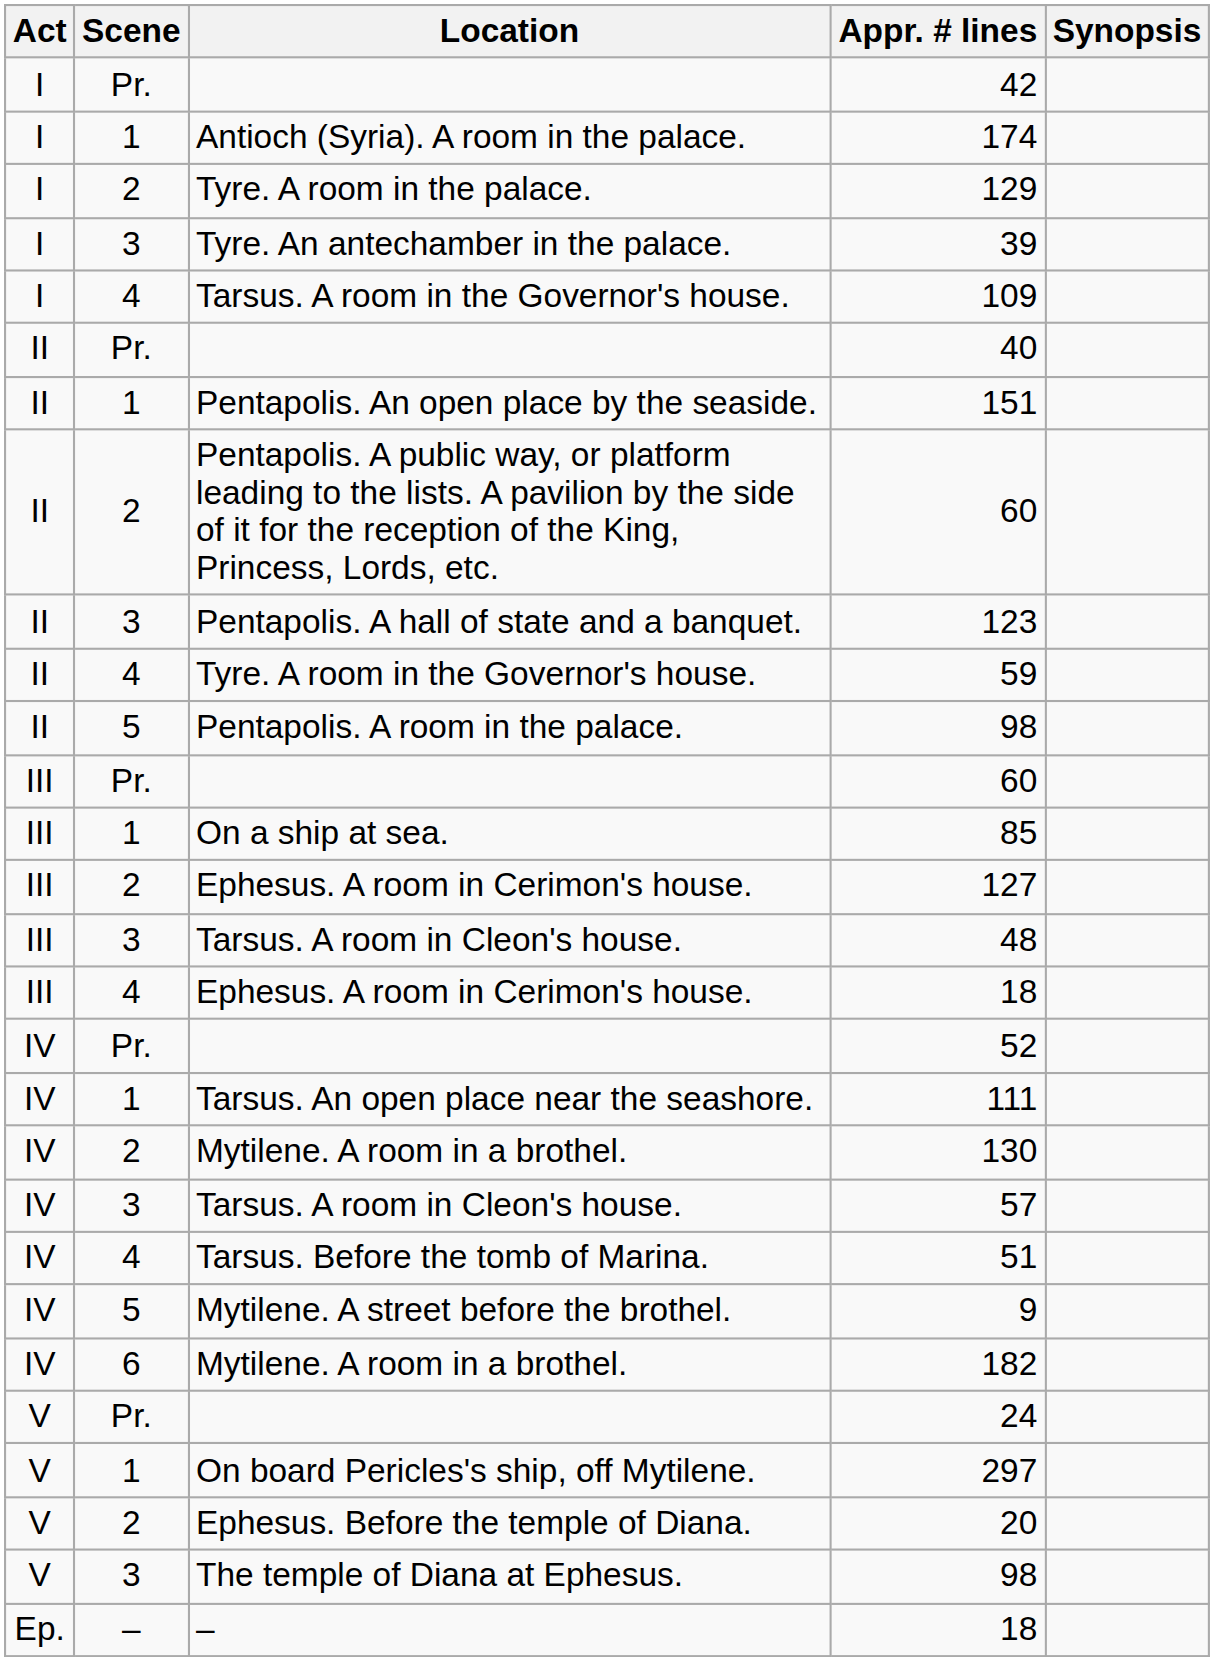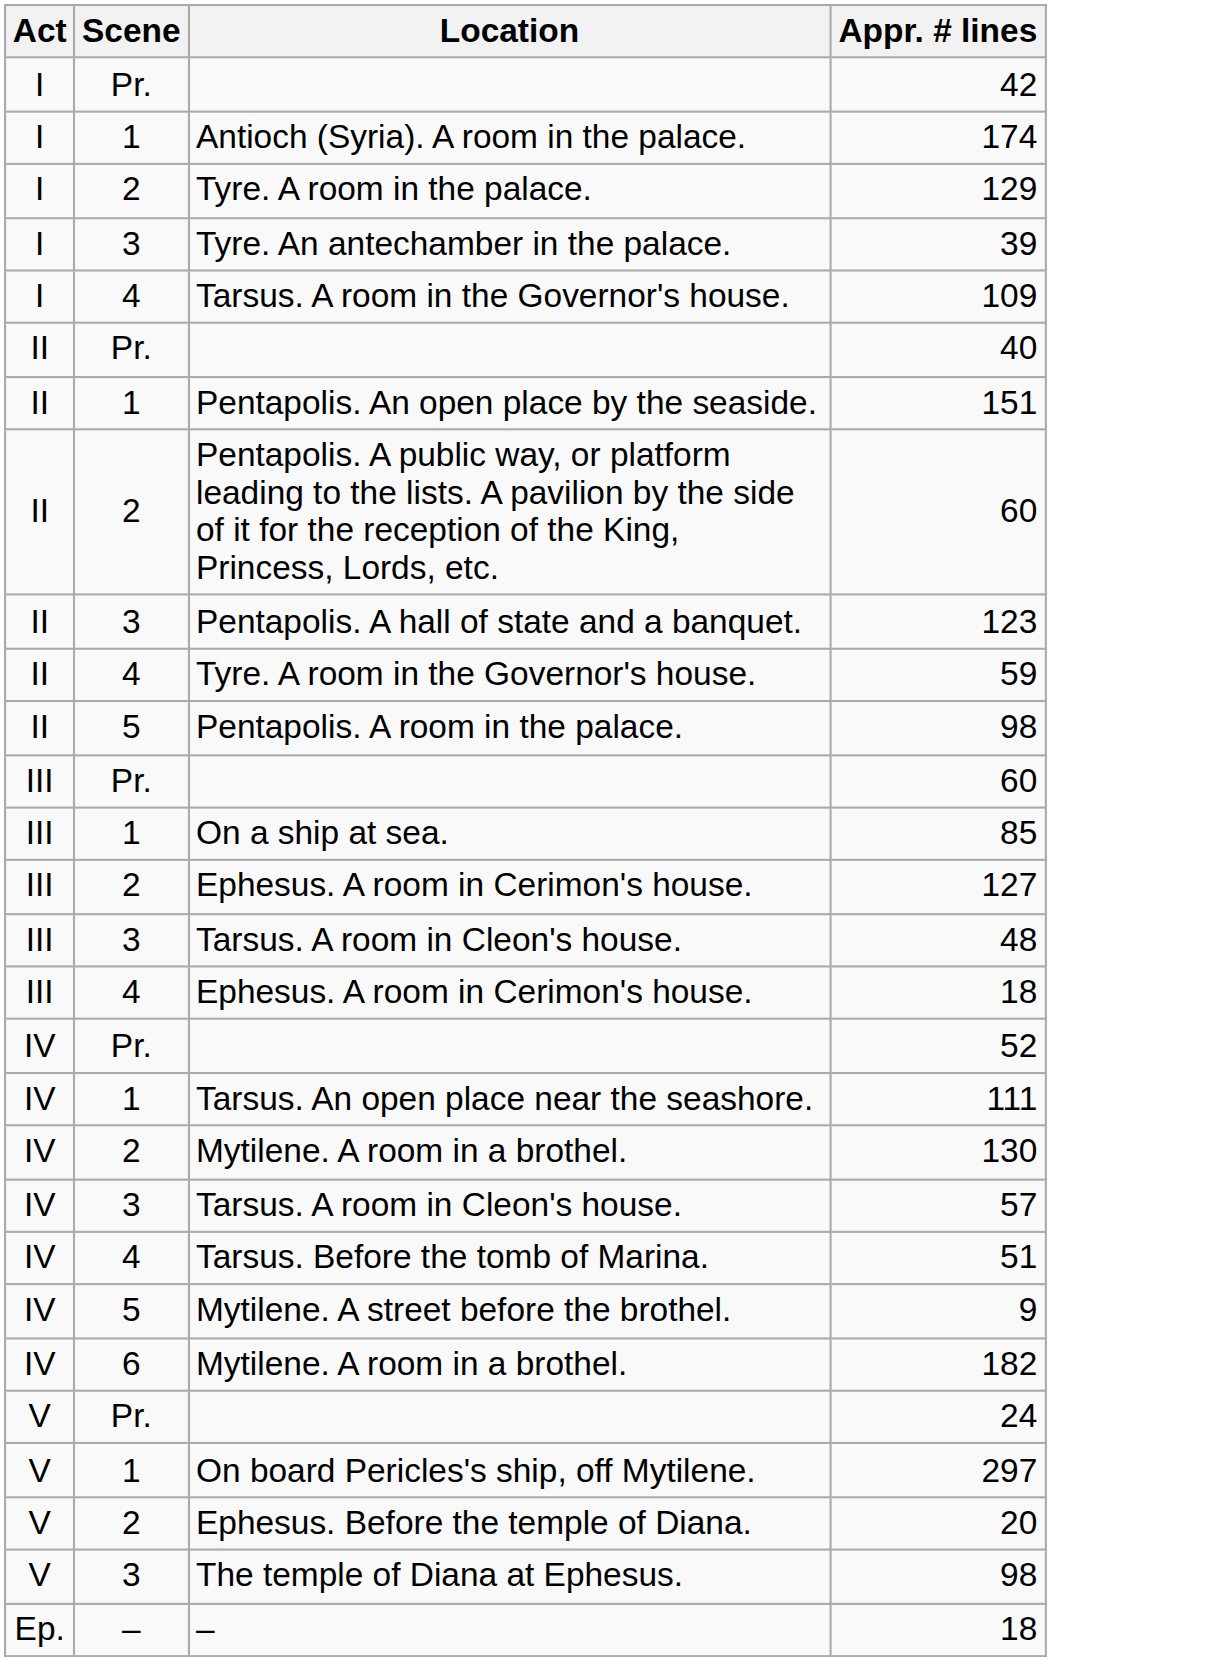- column: (1127, 31)
